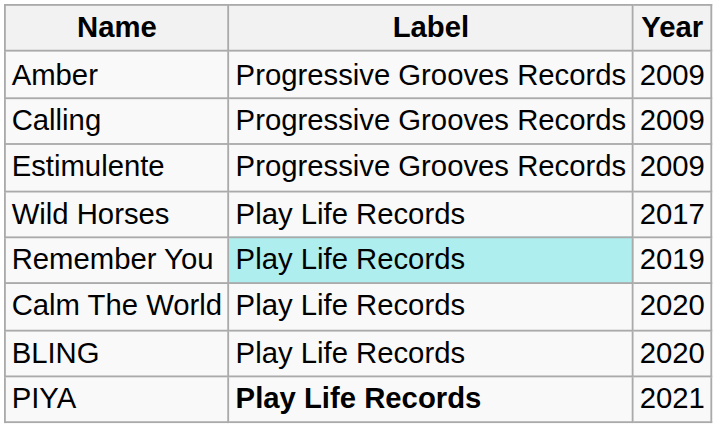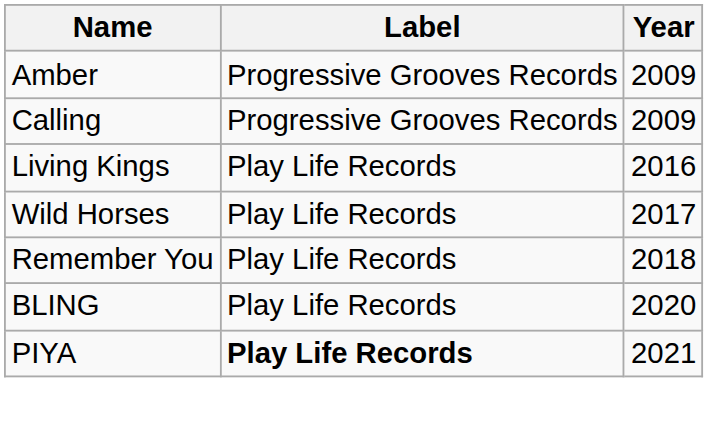- row: (88, 167)
+ row: (91, 167)
(350, 259) paleturquoise background -> (342, 259) no background
(672, 259) 2019 -> (664, 259) 2018
- row: (117, 306)
